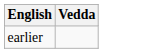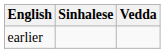+ column: (86, 15)
